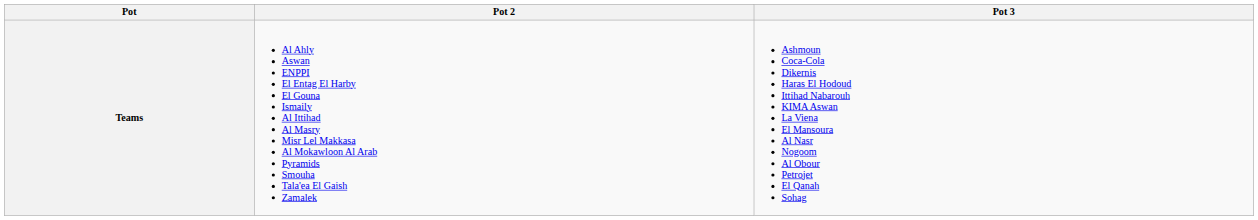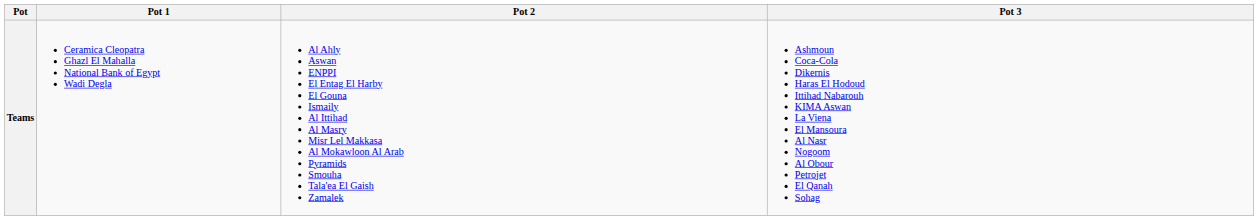+ column: (159, 12)
